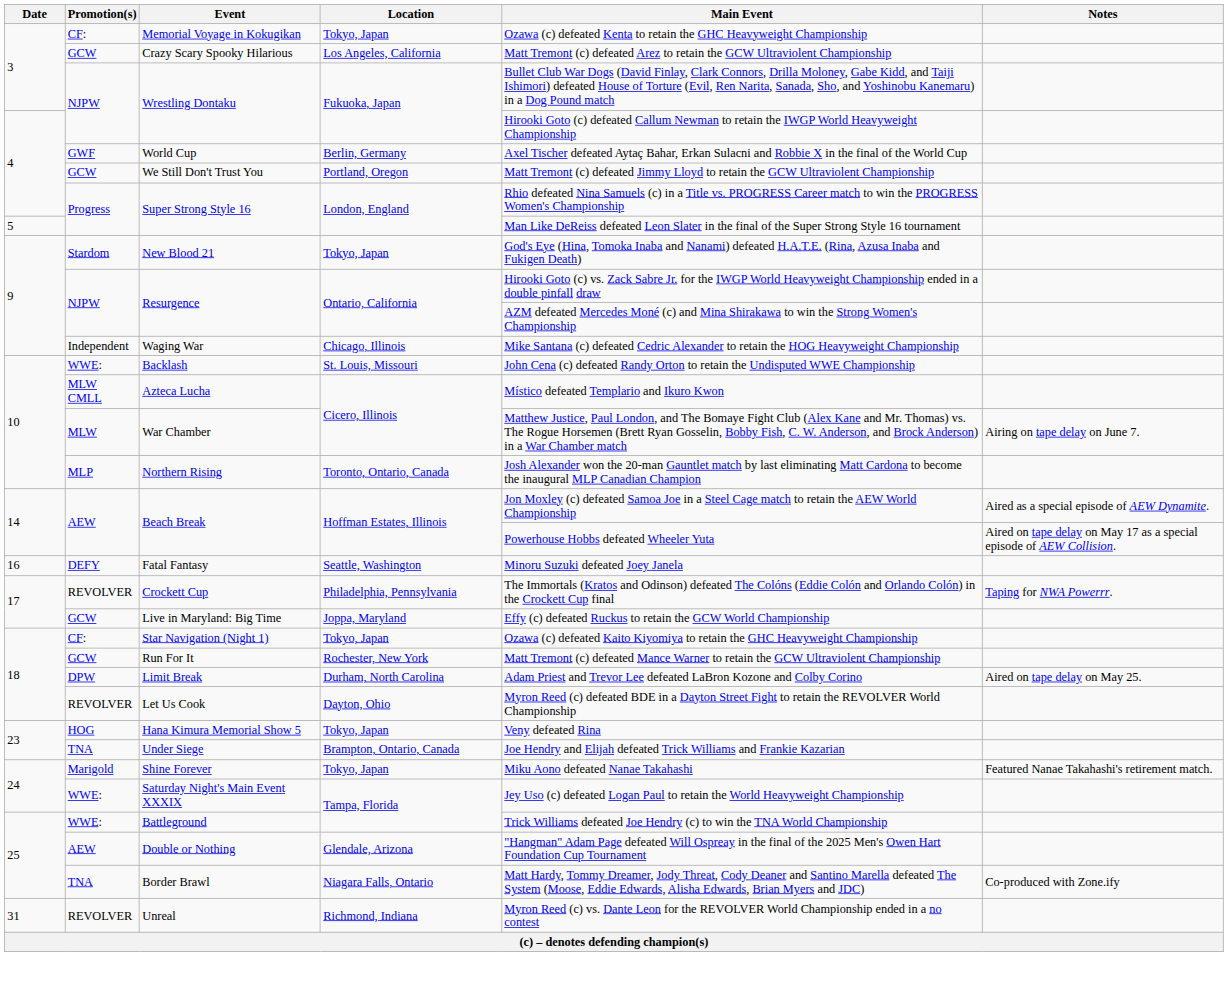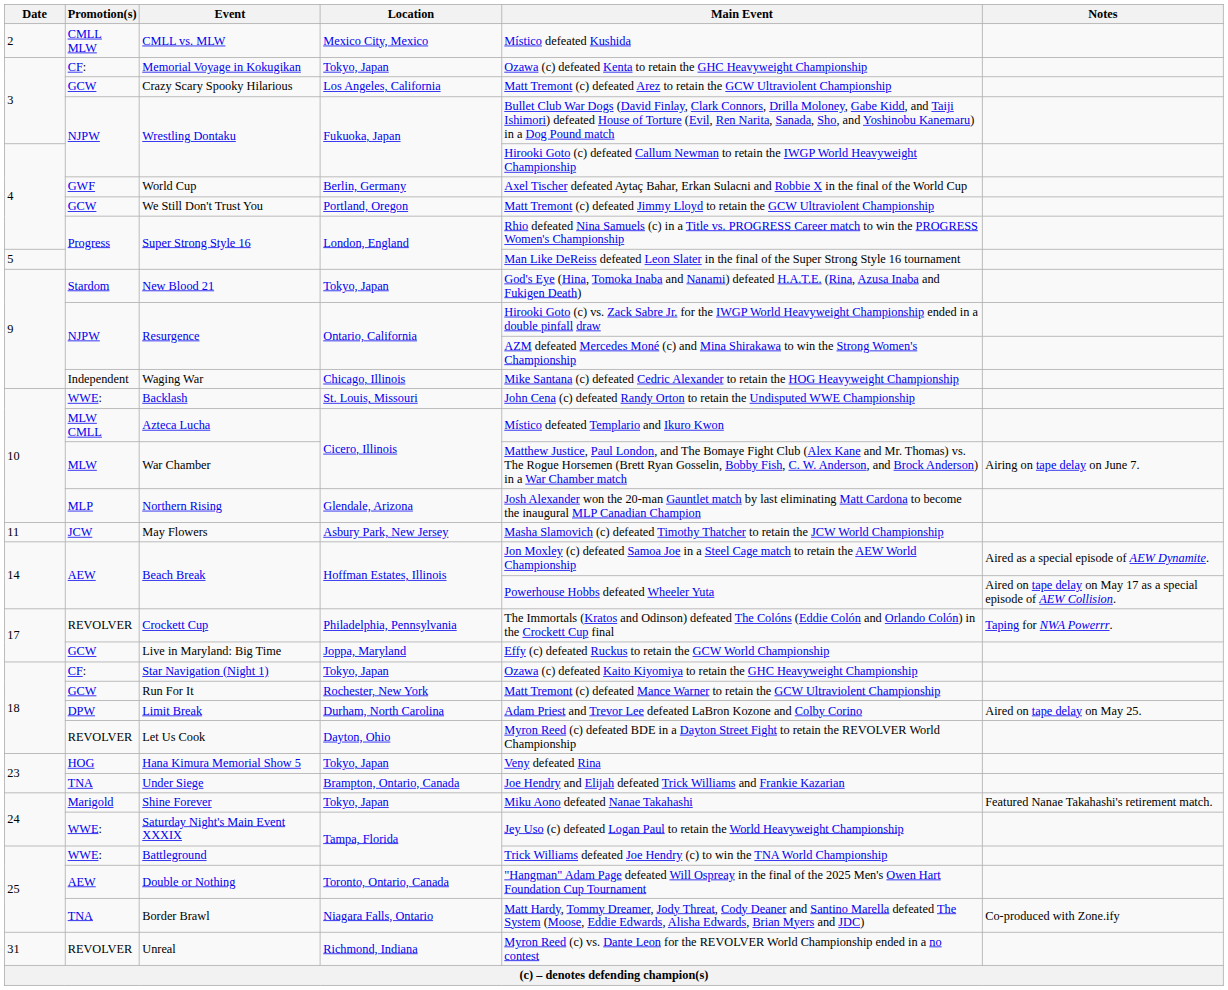+ row: (10, 40)
(386, 472) Toronto, Ontario, Canada -> (368, 505) Glendale, Arizona
+ row: (13, 532)
- row: (13, 565)
(368, 848) Glendale, Arizona -> (386, 882) Toronto, Ontario, Canada
